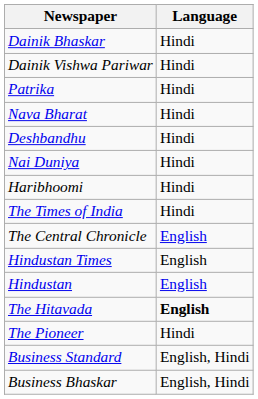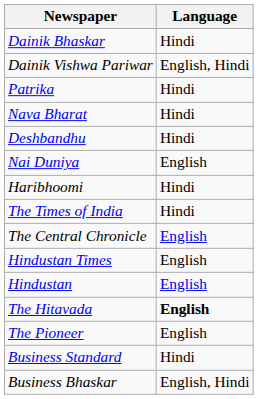(177, 65) Hindi -> (205, 65) English, Hindi
(177, 162) Hindi -> (183, 162) English
(177, 333) Hindi -> (183, 333) English
(205, 357) English, Hindi -> (177, 357) Hindi
